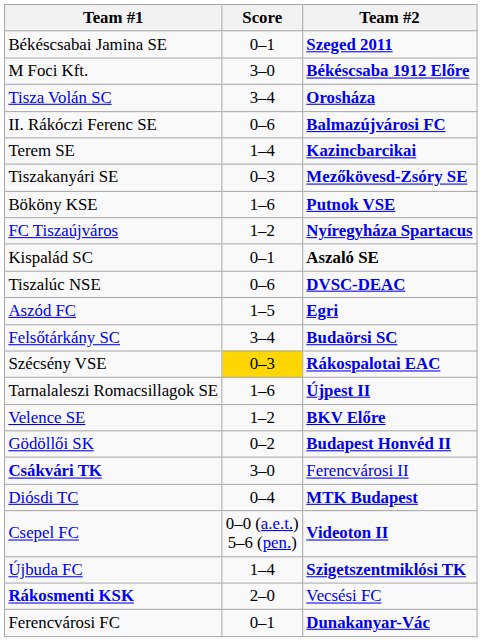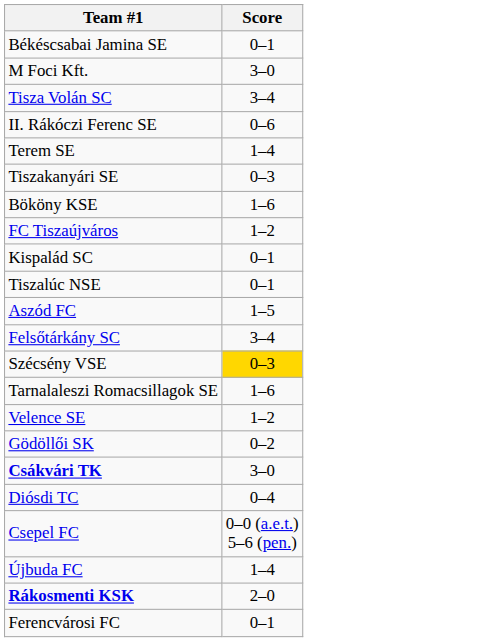- column: (390, 17)
(262, 284) 0–6 -> (262, 284) 0–1
